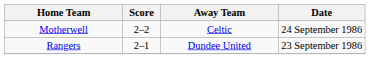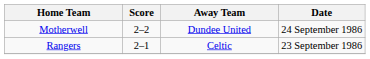(219, 29) Celtic -> (219, 29) Dundee United
(219, 45) Dundee United -> (219, 45) Celtic
